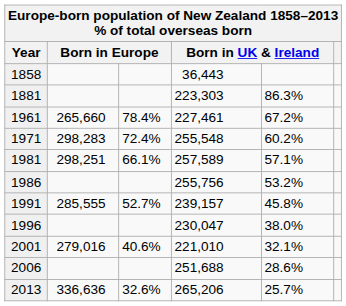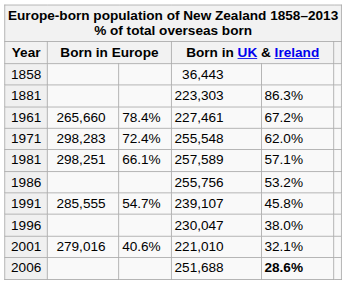(284, 139) 60.2% -> (284, 139) 62.0%
(141, 203) 52.7% -> (141, 203) 54.7%
(199, 203) 239,157 -> (199, 203) 239,107
(284, 268) normal -> (284, 268) bold
- row: (26, 290)
